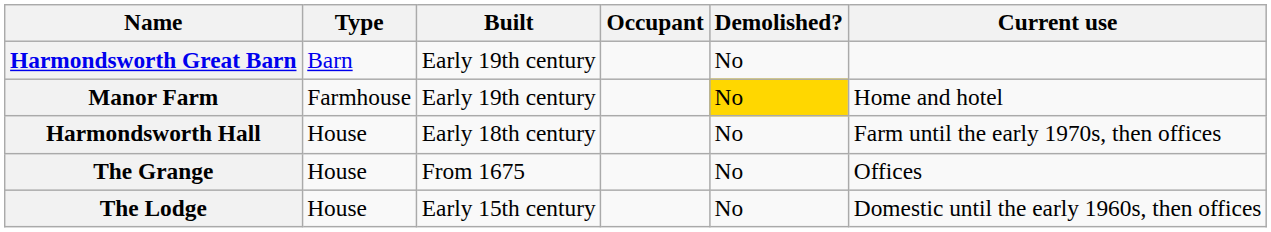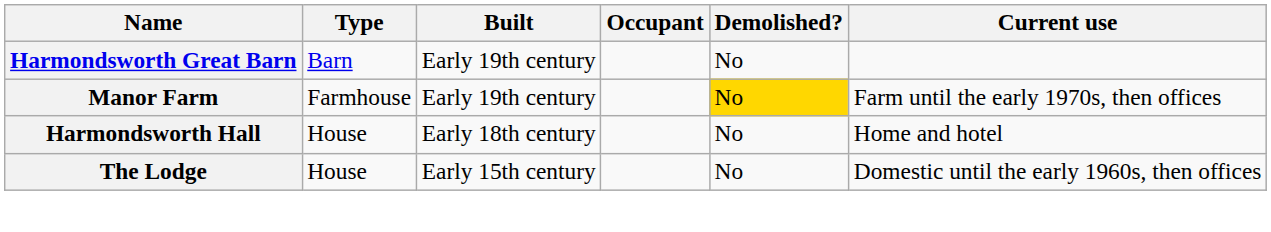(928, 97) Home and hotel -> (1038, 97) Farm until the early 1970s, then offices
(1038, 134) Farm until the early 1970s, then offices -> (928, 134) Home and hotel
- row: (153, 171)
